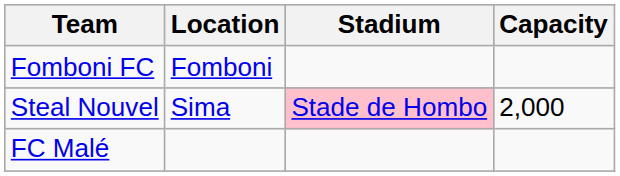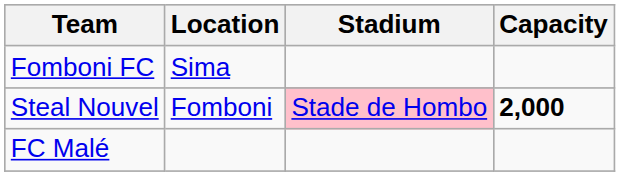(221, 66) Fomboni -> (200, 66) Sima
(200, 107) Sima -> (221, 107) Fomboni
(532, 107) normal -> (532, 107) bold
